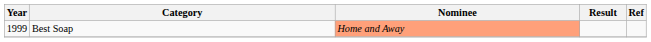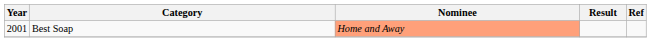(17, 28) 1999 -> (17, 28) 2001
